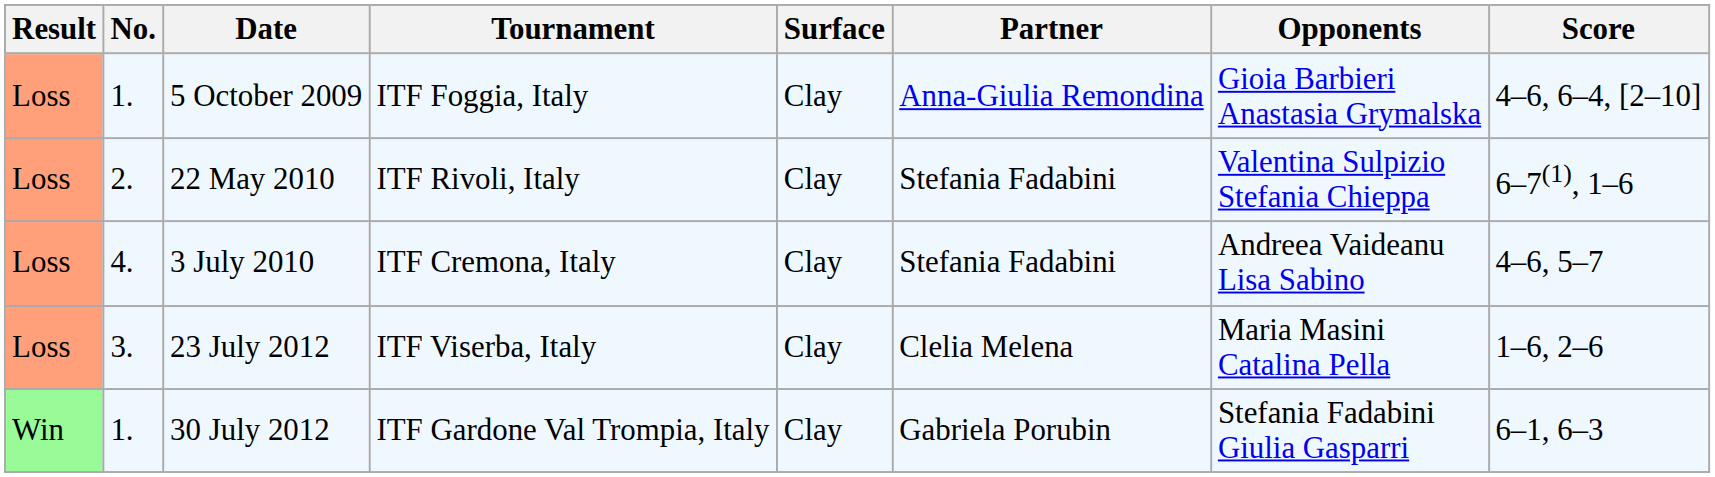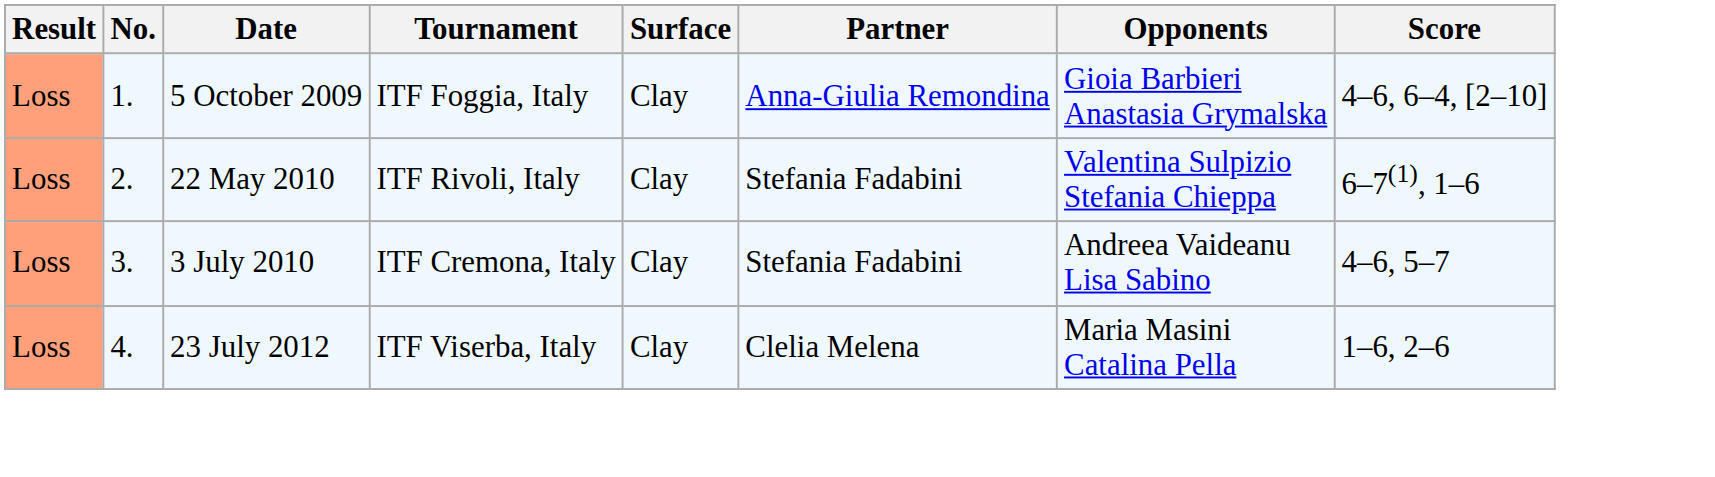(122, 262) 4. -> (122, 262) 3.
(122, 346) 3. -> (122, 346) 4.
- row: (250, 430)
